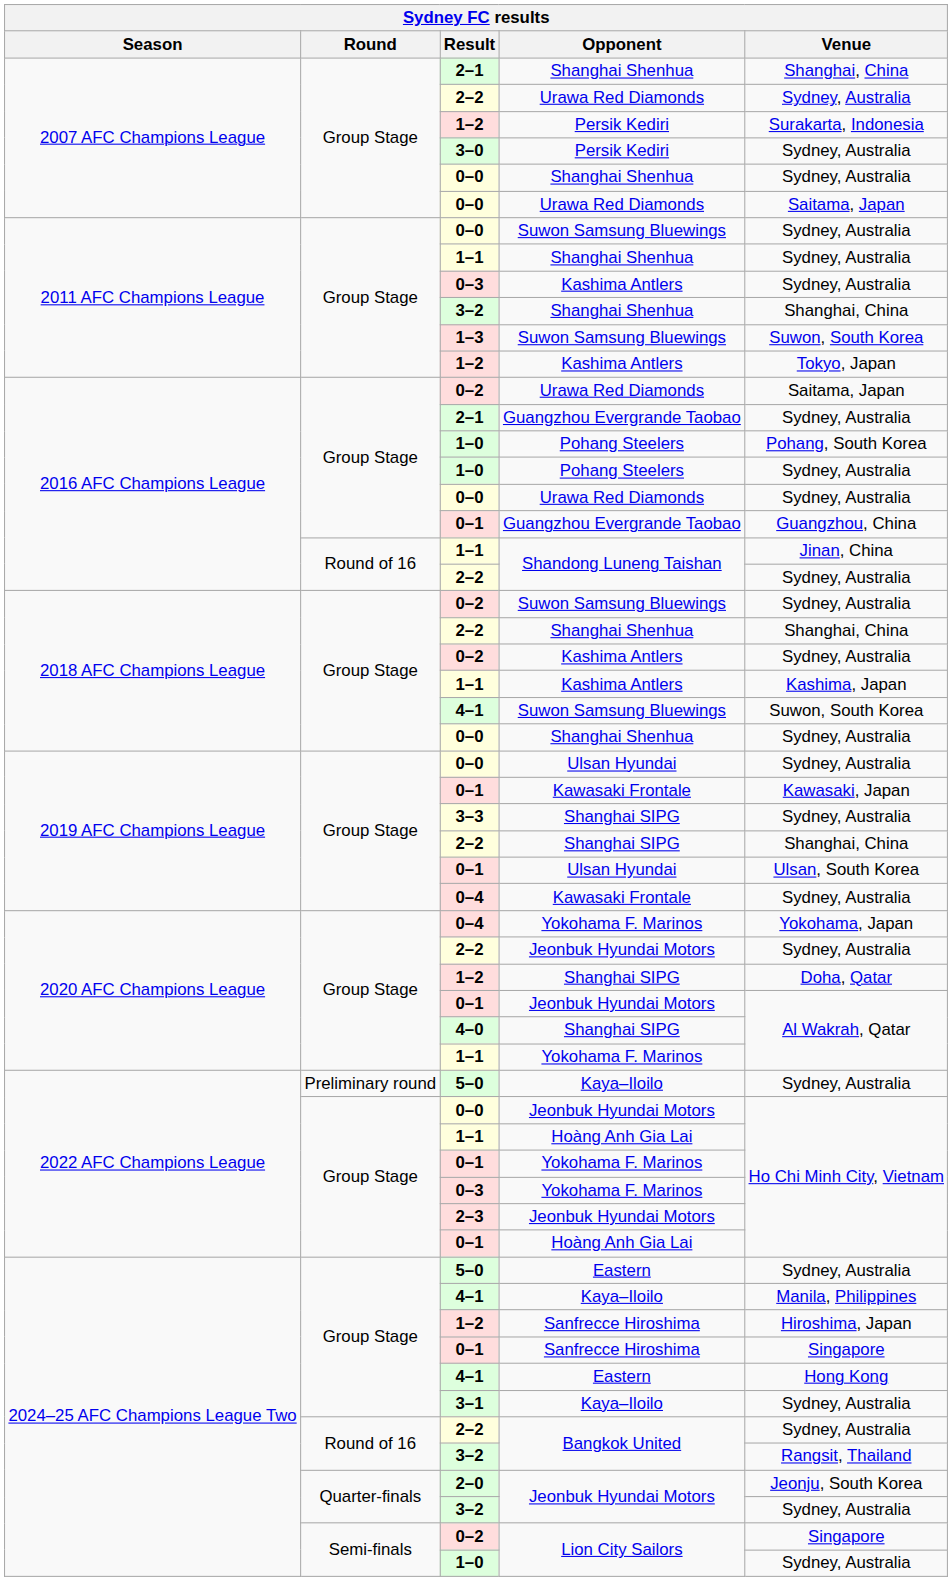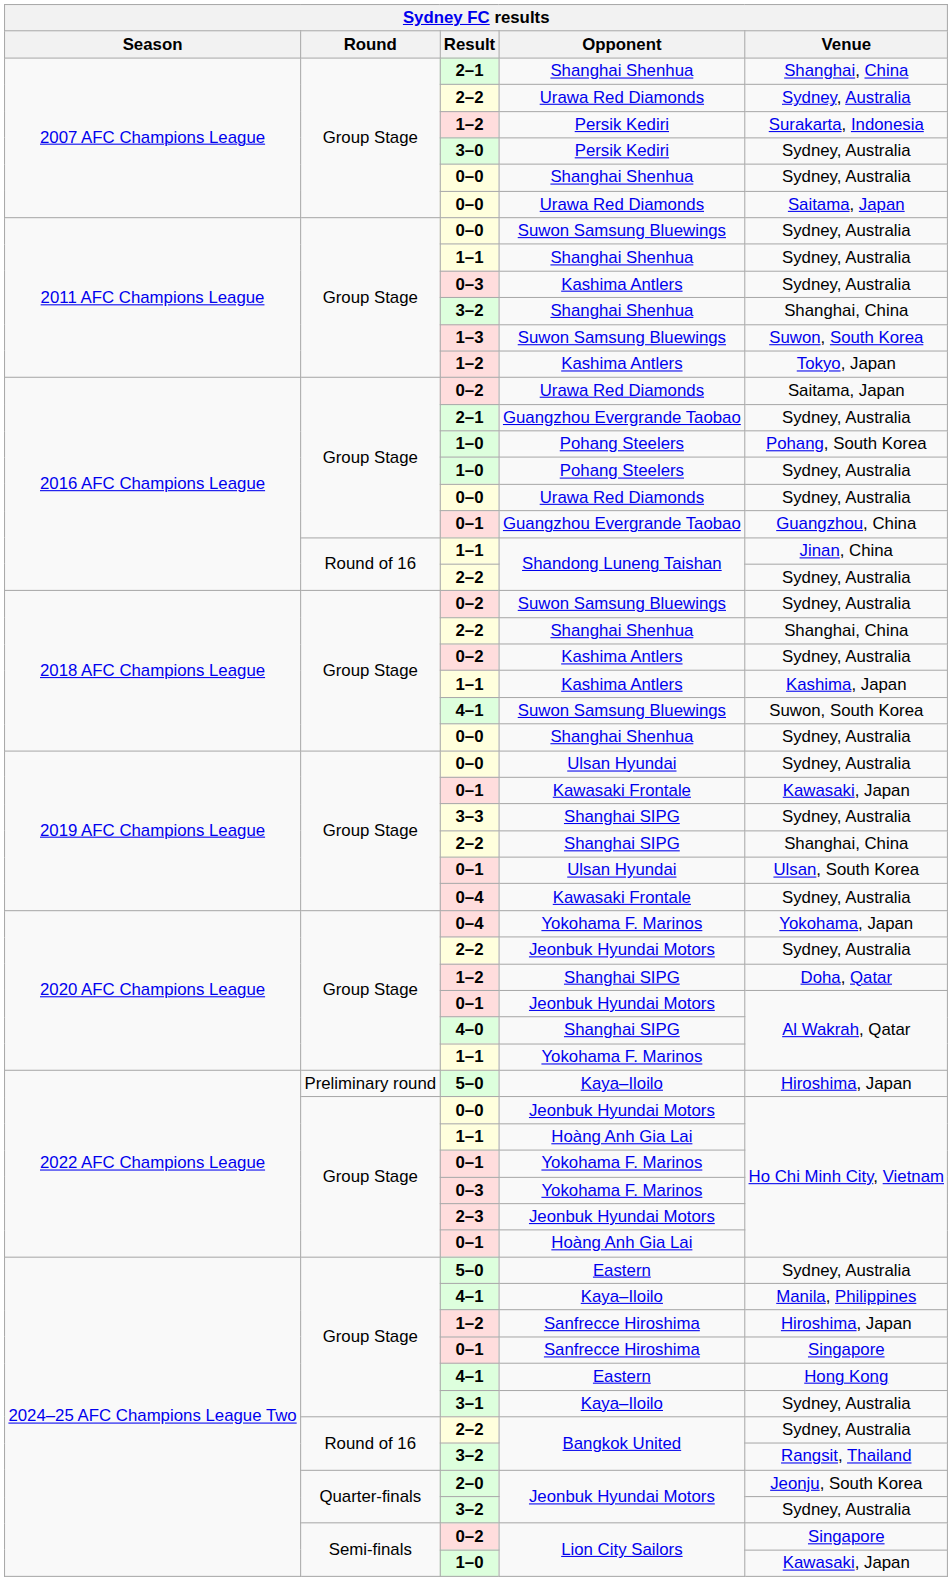(846, 1083) Sydney, Australia -> (846, 1083) Hiroshima, Japan
(846, 1563) Sydney, Australia -> (846, 1563) Kawasaki, Japan
